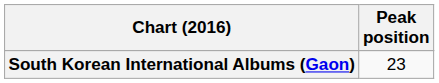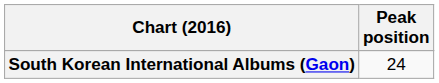(396, 64) 23 -> (396, 64) 24
